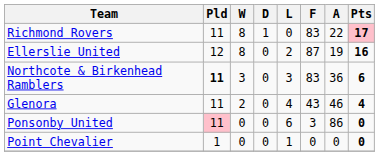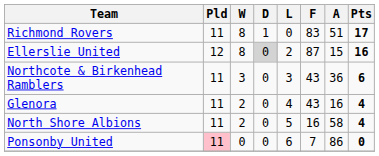(336, 33) 22 -> (336, 33) 51
(361, 33) pink background -> (361, 33) no background
(266, 52) no background -> (266, 52) lightgrey background
(336, 52) 19 -> (336, 52) 15
(217, 78) bold -> (217, 78) normal
(313, 78) 83 -> (313, 78) 43
(336, 104) 46 -> (336, 104) 16
+ row: (74, 123)
(313, 123) 3 -> (313, 142) 7
- row: (60, 142)
